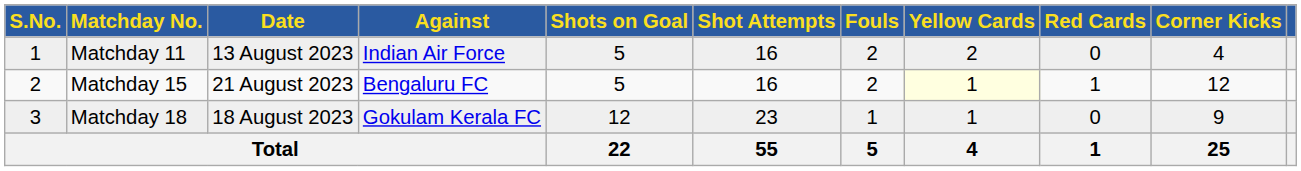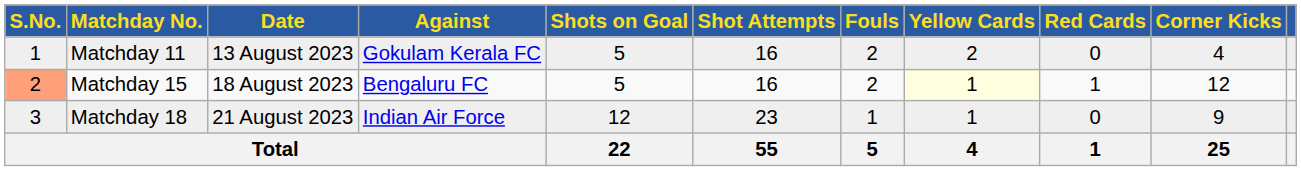(434, 53) Indian Air Force -> (452, 53) Gokulam Kerala FC
(35, 85) no background -> (35, 85) lightsalmon background
(283, 85) 21 August 2023 -> (283, 85) 18 August 2023
(283, 117) 18 August 2023 -> (283, 117) 21 August 2023
(452, 117) Gokulam Kerala FC -> (434, 117) Indian Air Force
